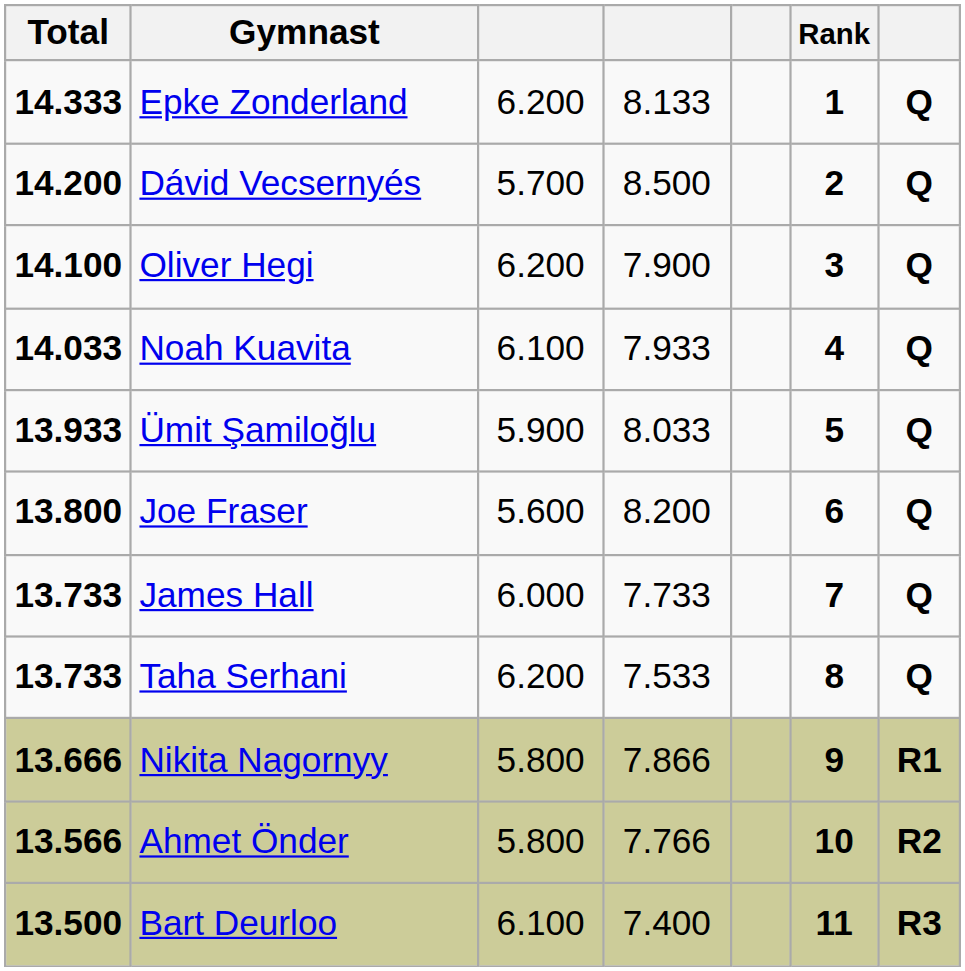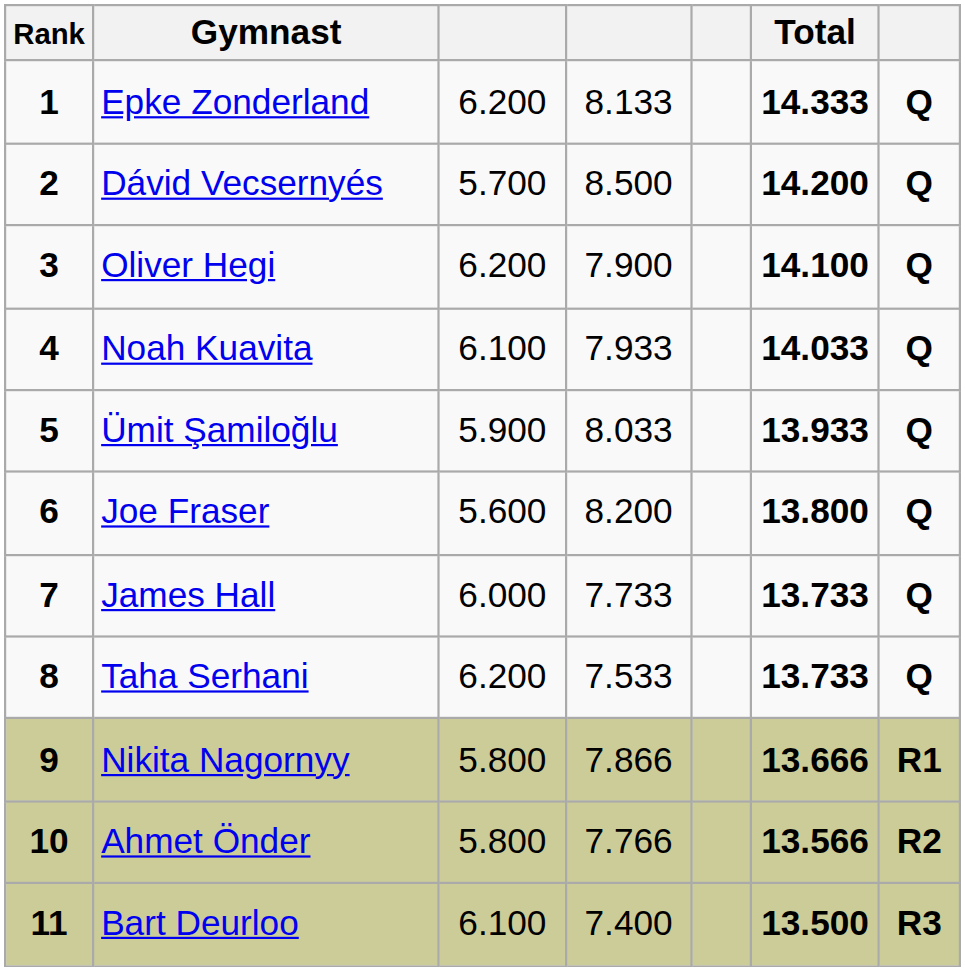columns swapped: (834, 34) <-> (68, 32)
